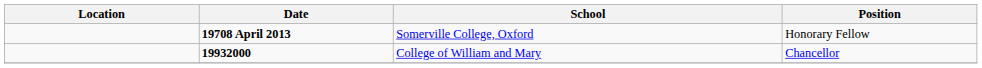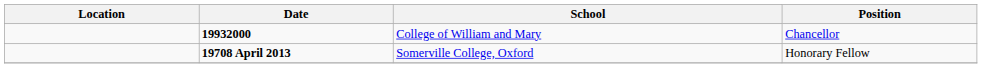rows swapped: (246, 33) <-> (226, 53)
